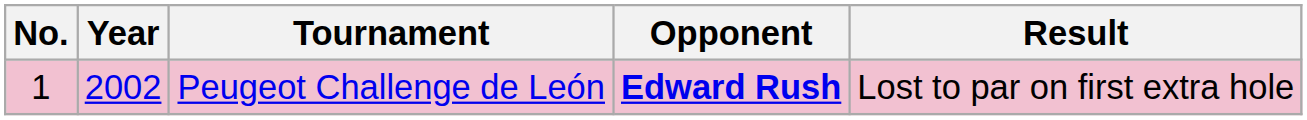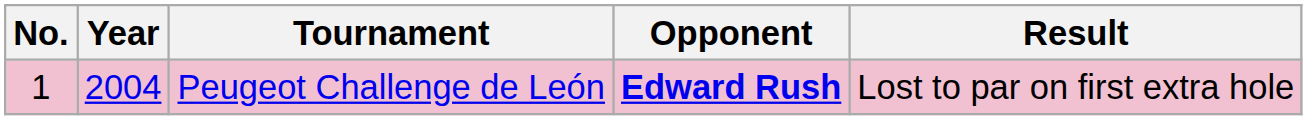(123, 87) 2002 -> (123, 87) 2004
